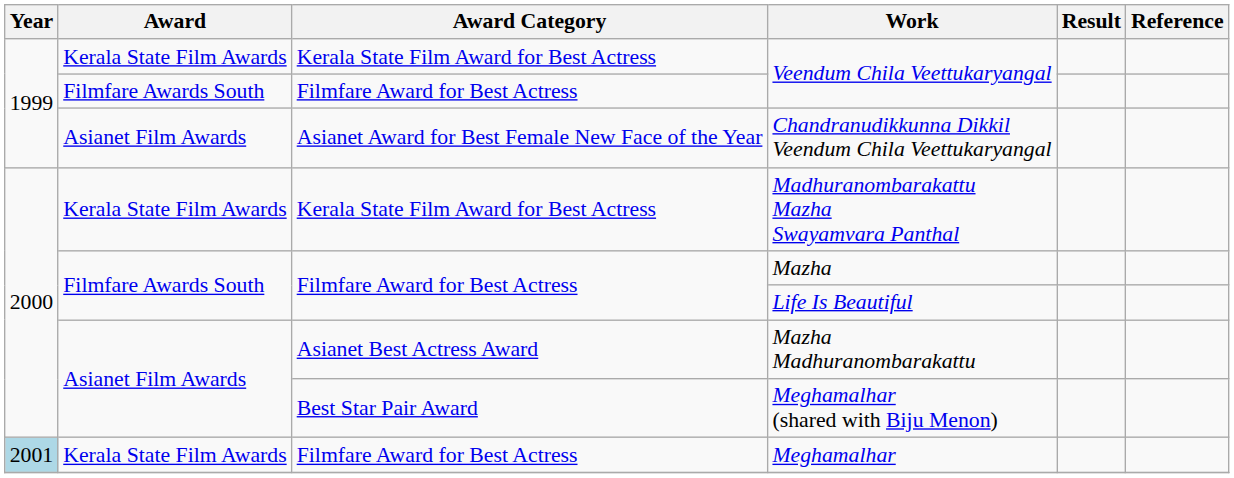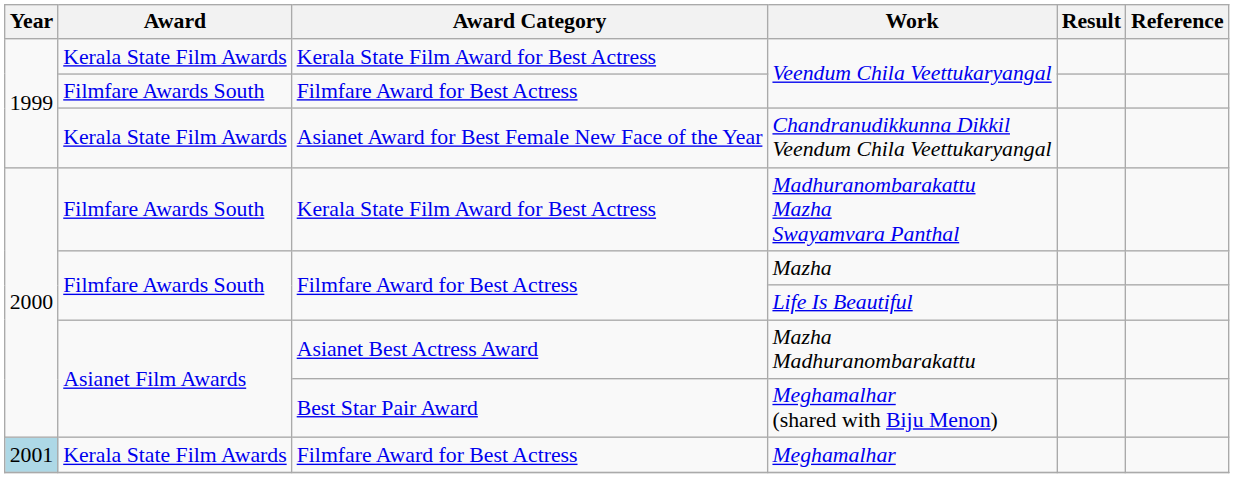(155, 137) Asianet Film Awards -> (175, 137) Kerala State Film Awards
(175, 208) Kerala State Film Awards -> (164, 208) Filmfare Awards South
